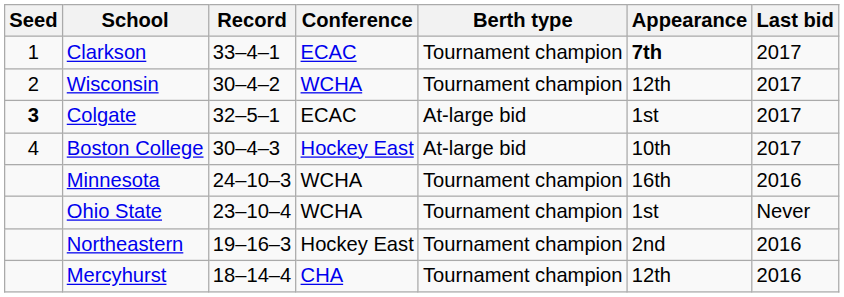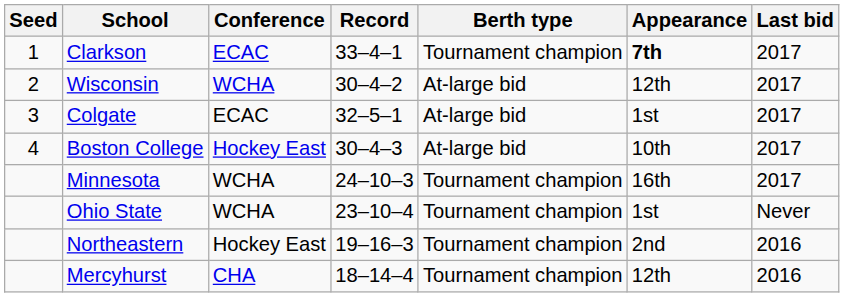columns swapped: (357, 20) <-> (252, 20)
(523, 84) Tournament champion -> (475, 84) At-large bid
(33, 116) bold -> (33, 116) normal
(779, 180) 2016 -> (779, 180) 2017
